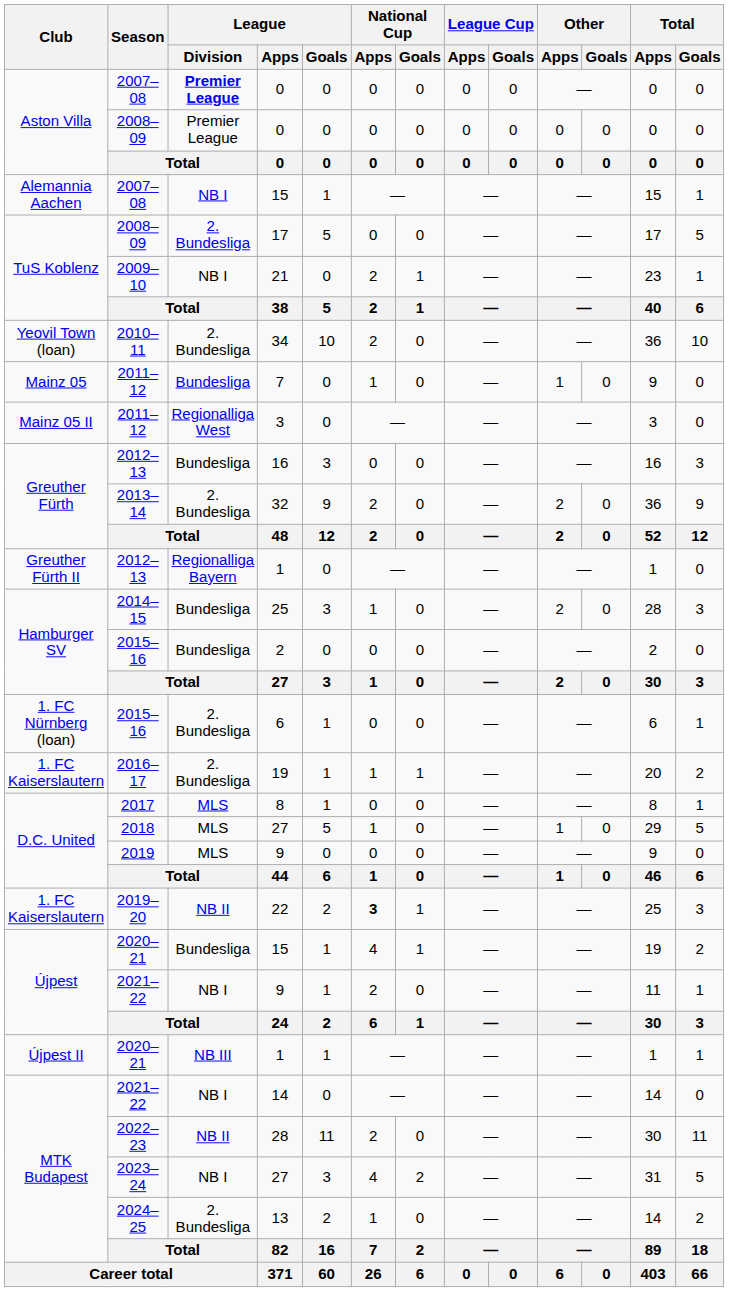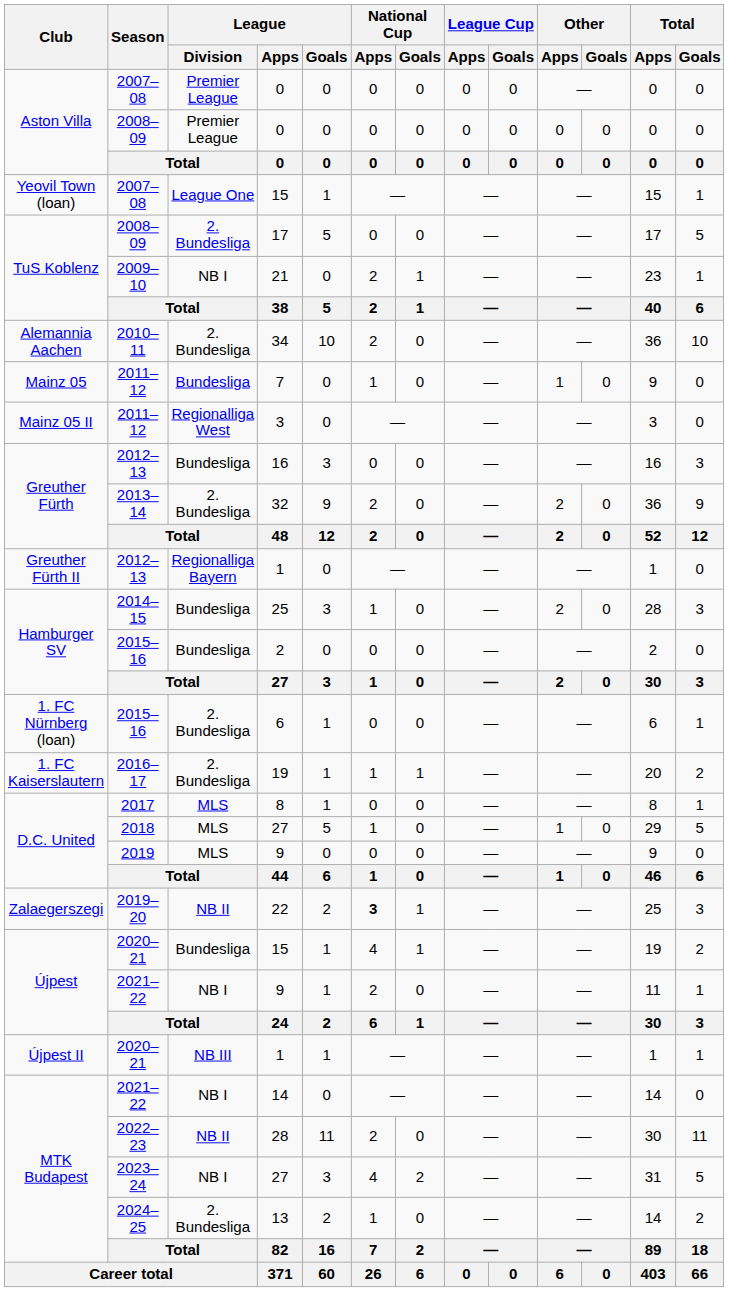(213, 89) bold -> (213, 89) normal
(56, 194) Alemannia Aachen -> (56, 194) Yeovil Town (loan)
(213, 194) NB I -> (213, 194) League One
(56, 341) Yeovil Town (loan) -> (56, 341) Alemannia Aachen
(56, 908) 1. FC Kaiserslautern -> (56, 908) Zalaegerszegi
